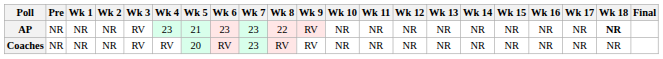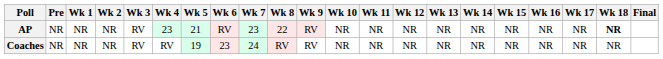(225, 29) 23 -> (225, 29) RV
(196, 45) 20 -> (196, 45) 19
(225, 45) RV -> (225, 45) 23
(253, 45) 23 -> (253, 45) 24
